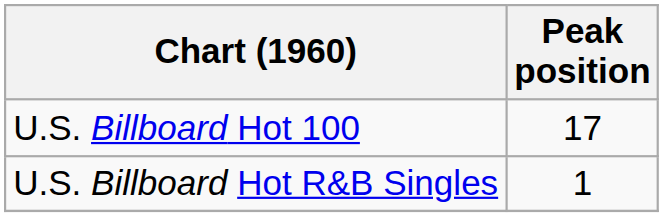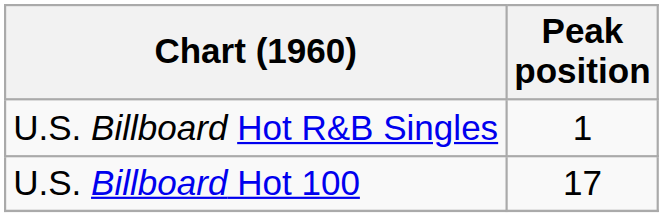rows swapped: (187, 127) <-> (256, 182)
